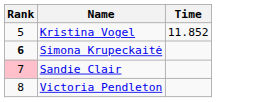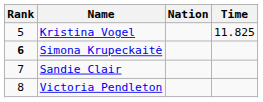+ column: (188, 14)
(188, 32) 11.852 -> (234, 32) 11.825
(21, 69) pink background -> (21, 69) no background
